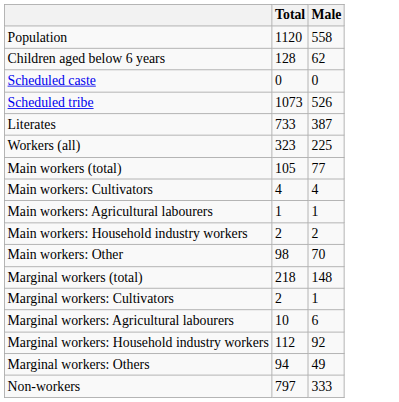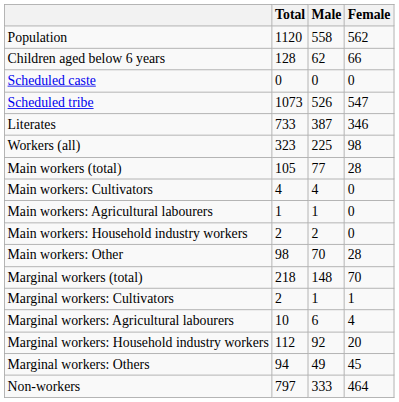+ column: (369, 15)
